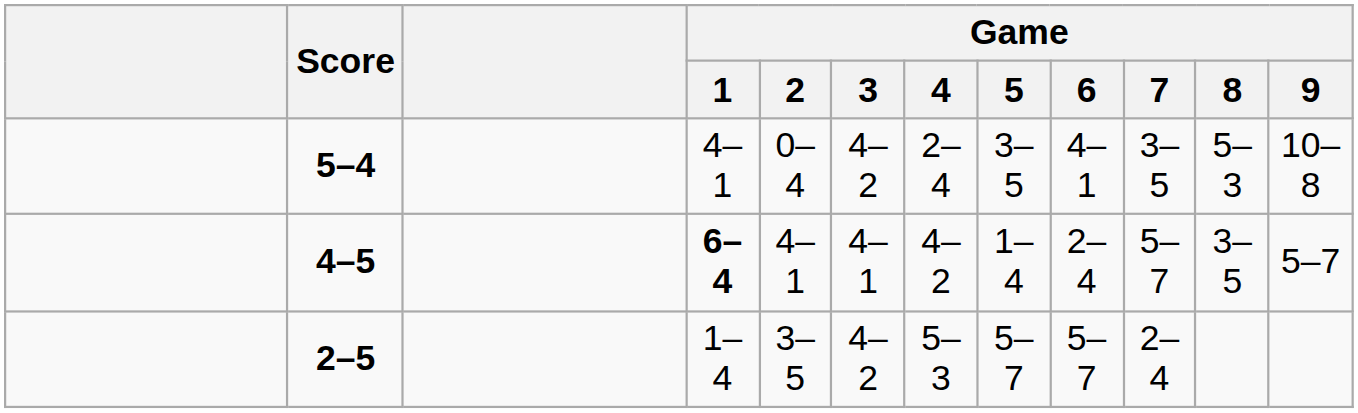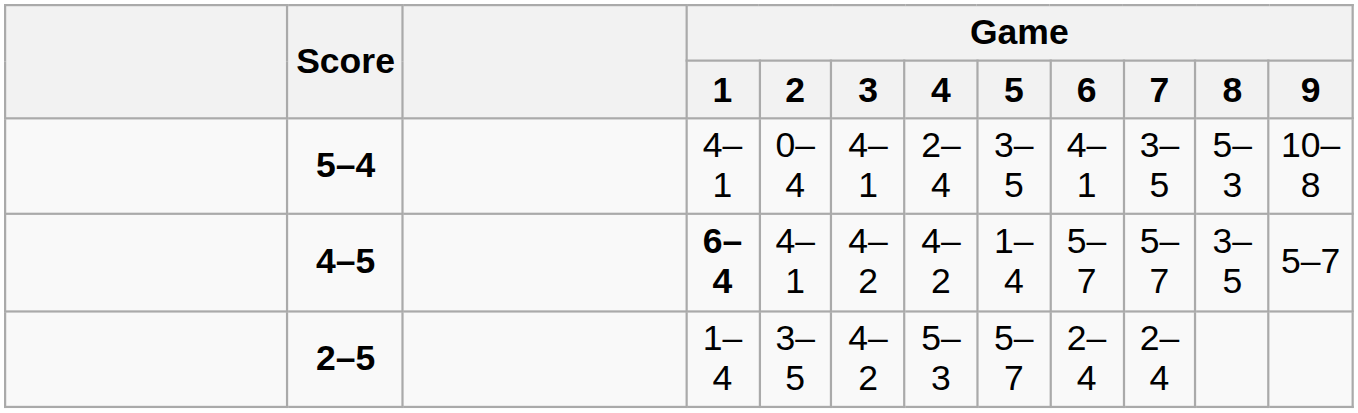(868, 165) 4–2 -> (868, 165) 4–1
(868, 261) 4–1 -> (868, 261) 4–2
(1087, 261) 2–4 -> (1087, 261) 5–7
(1087, 357) 5–7 -> (1087, 357) 2–4
